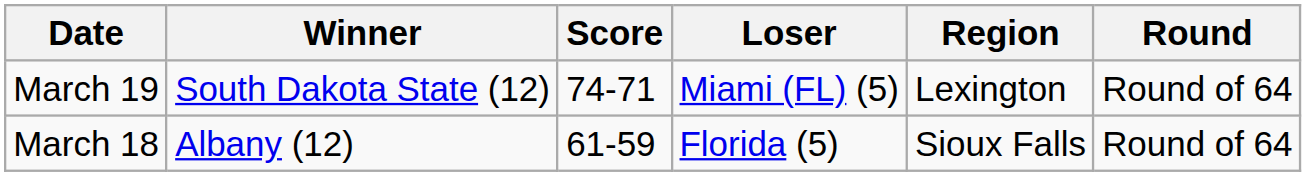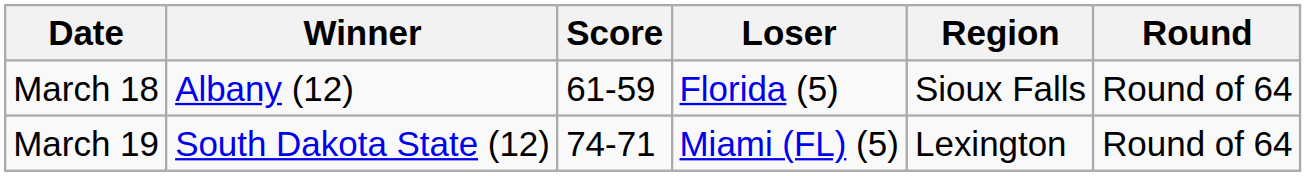rows swapped: (86, 144) <-> (86, 88)
